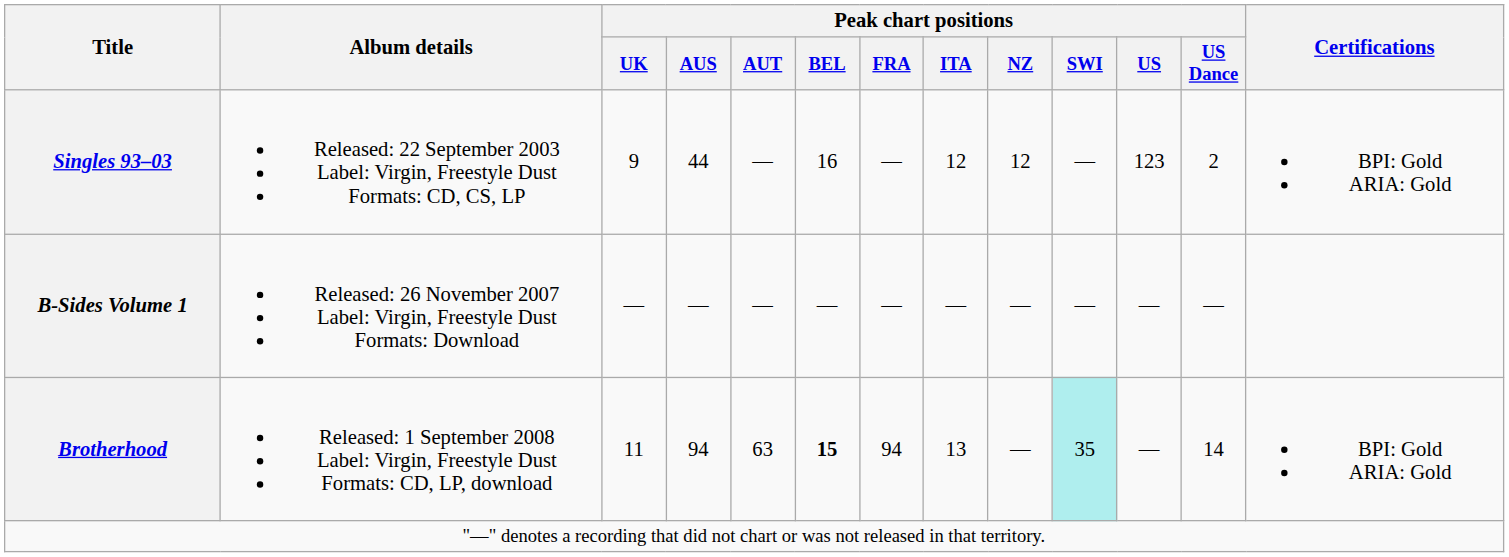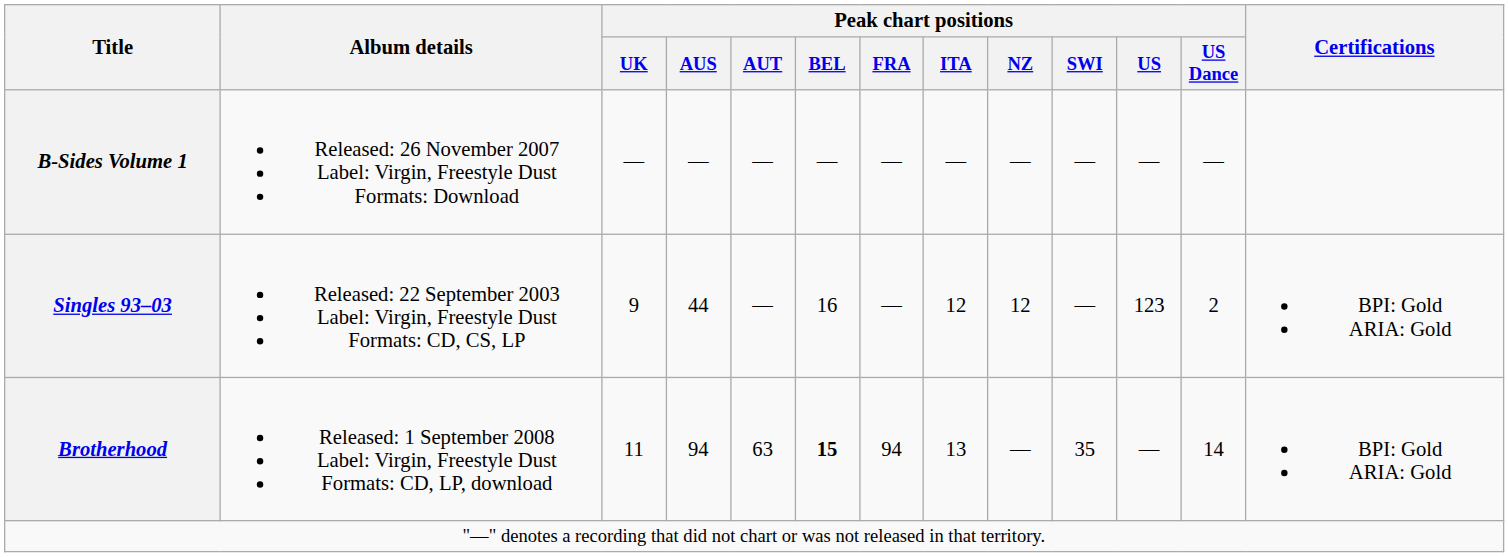rows swapped: (113, 161) <-> (113, 305)
(1085, 448) paleturquoise background -> (1085, 448) no background
